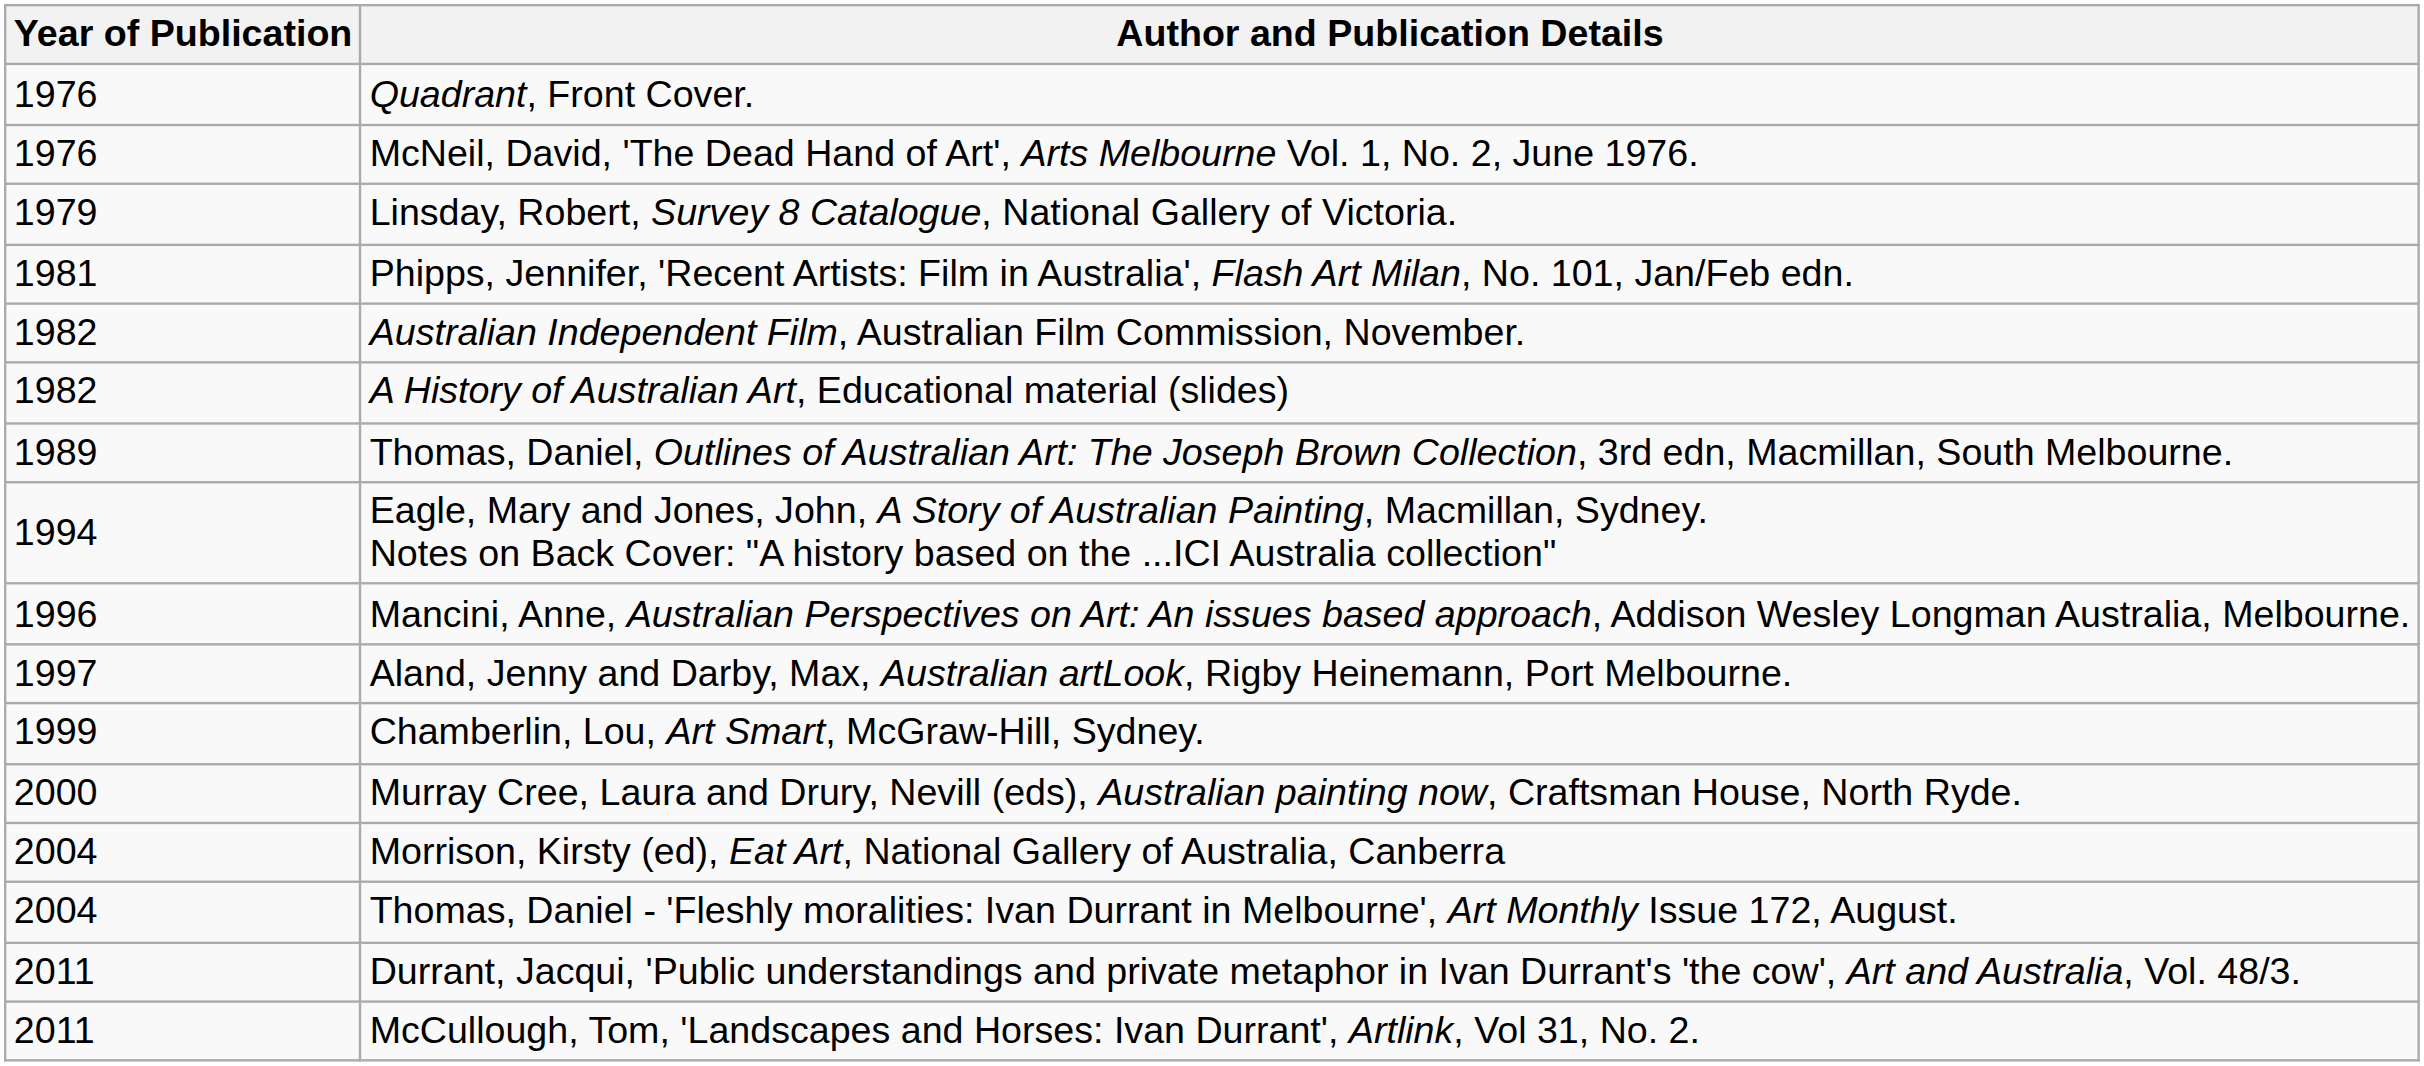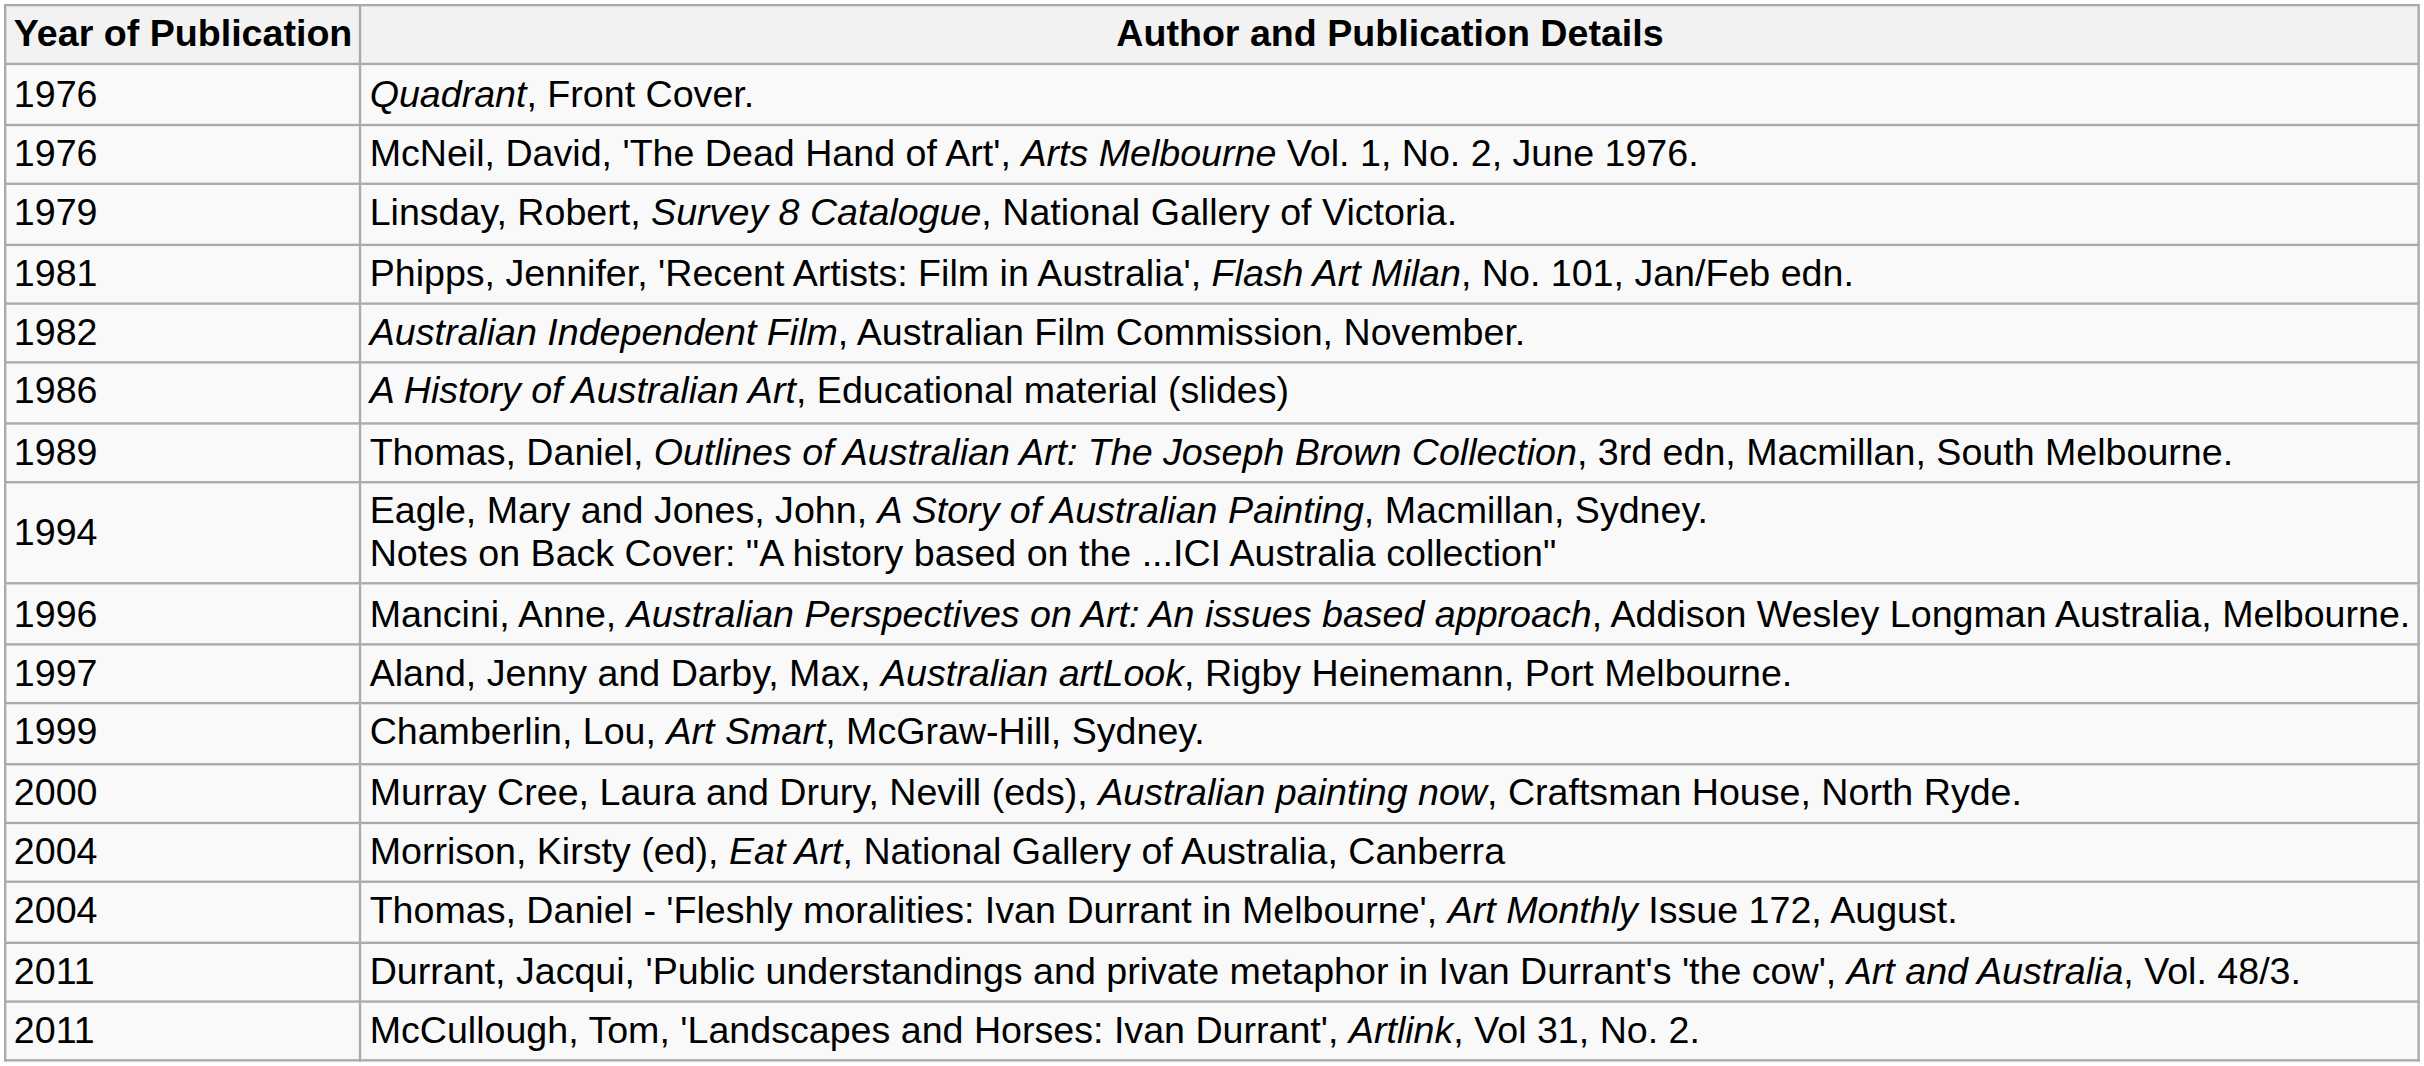(56, 392) 1982 -> (56, 392) 1986
